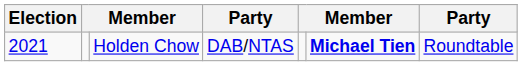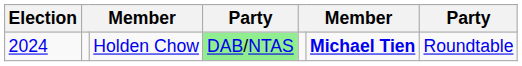(28, 46) 2021 -> (28, 46) 2024
(250, 46) no background -> (250, 46) lightgreen background
